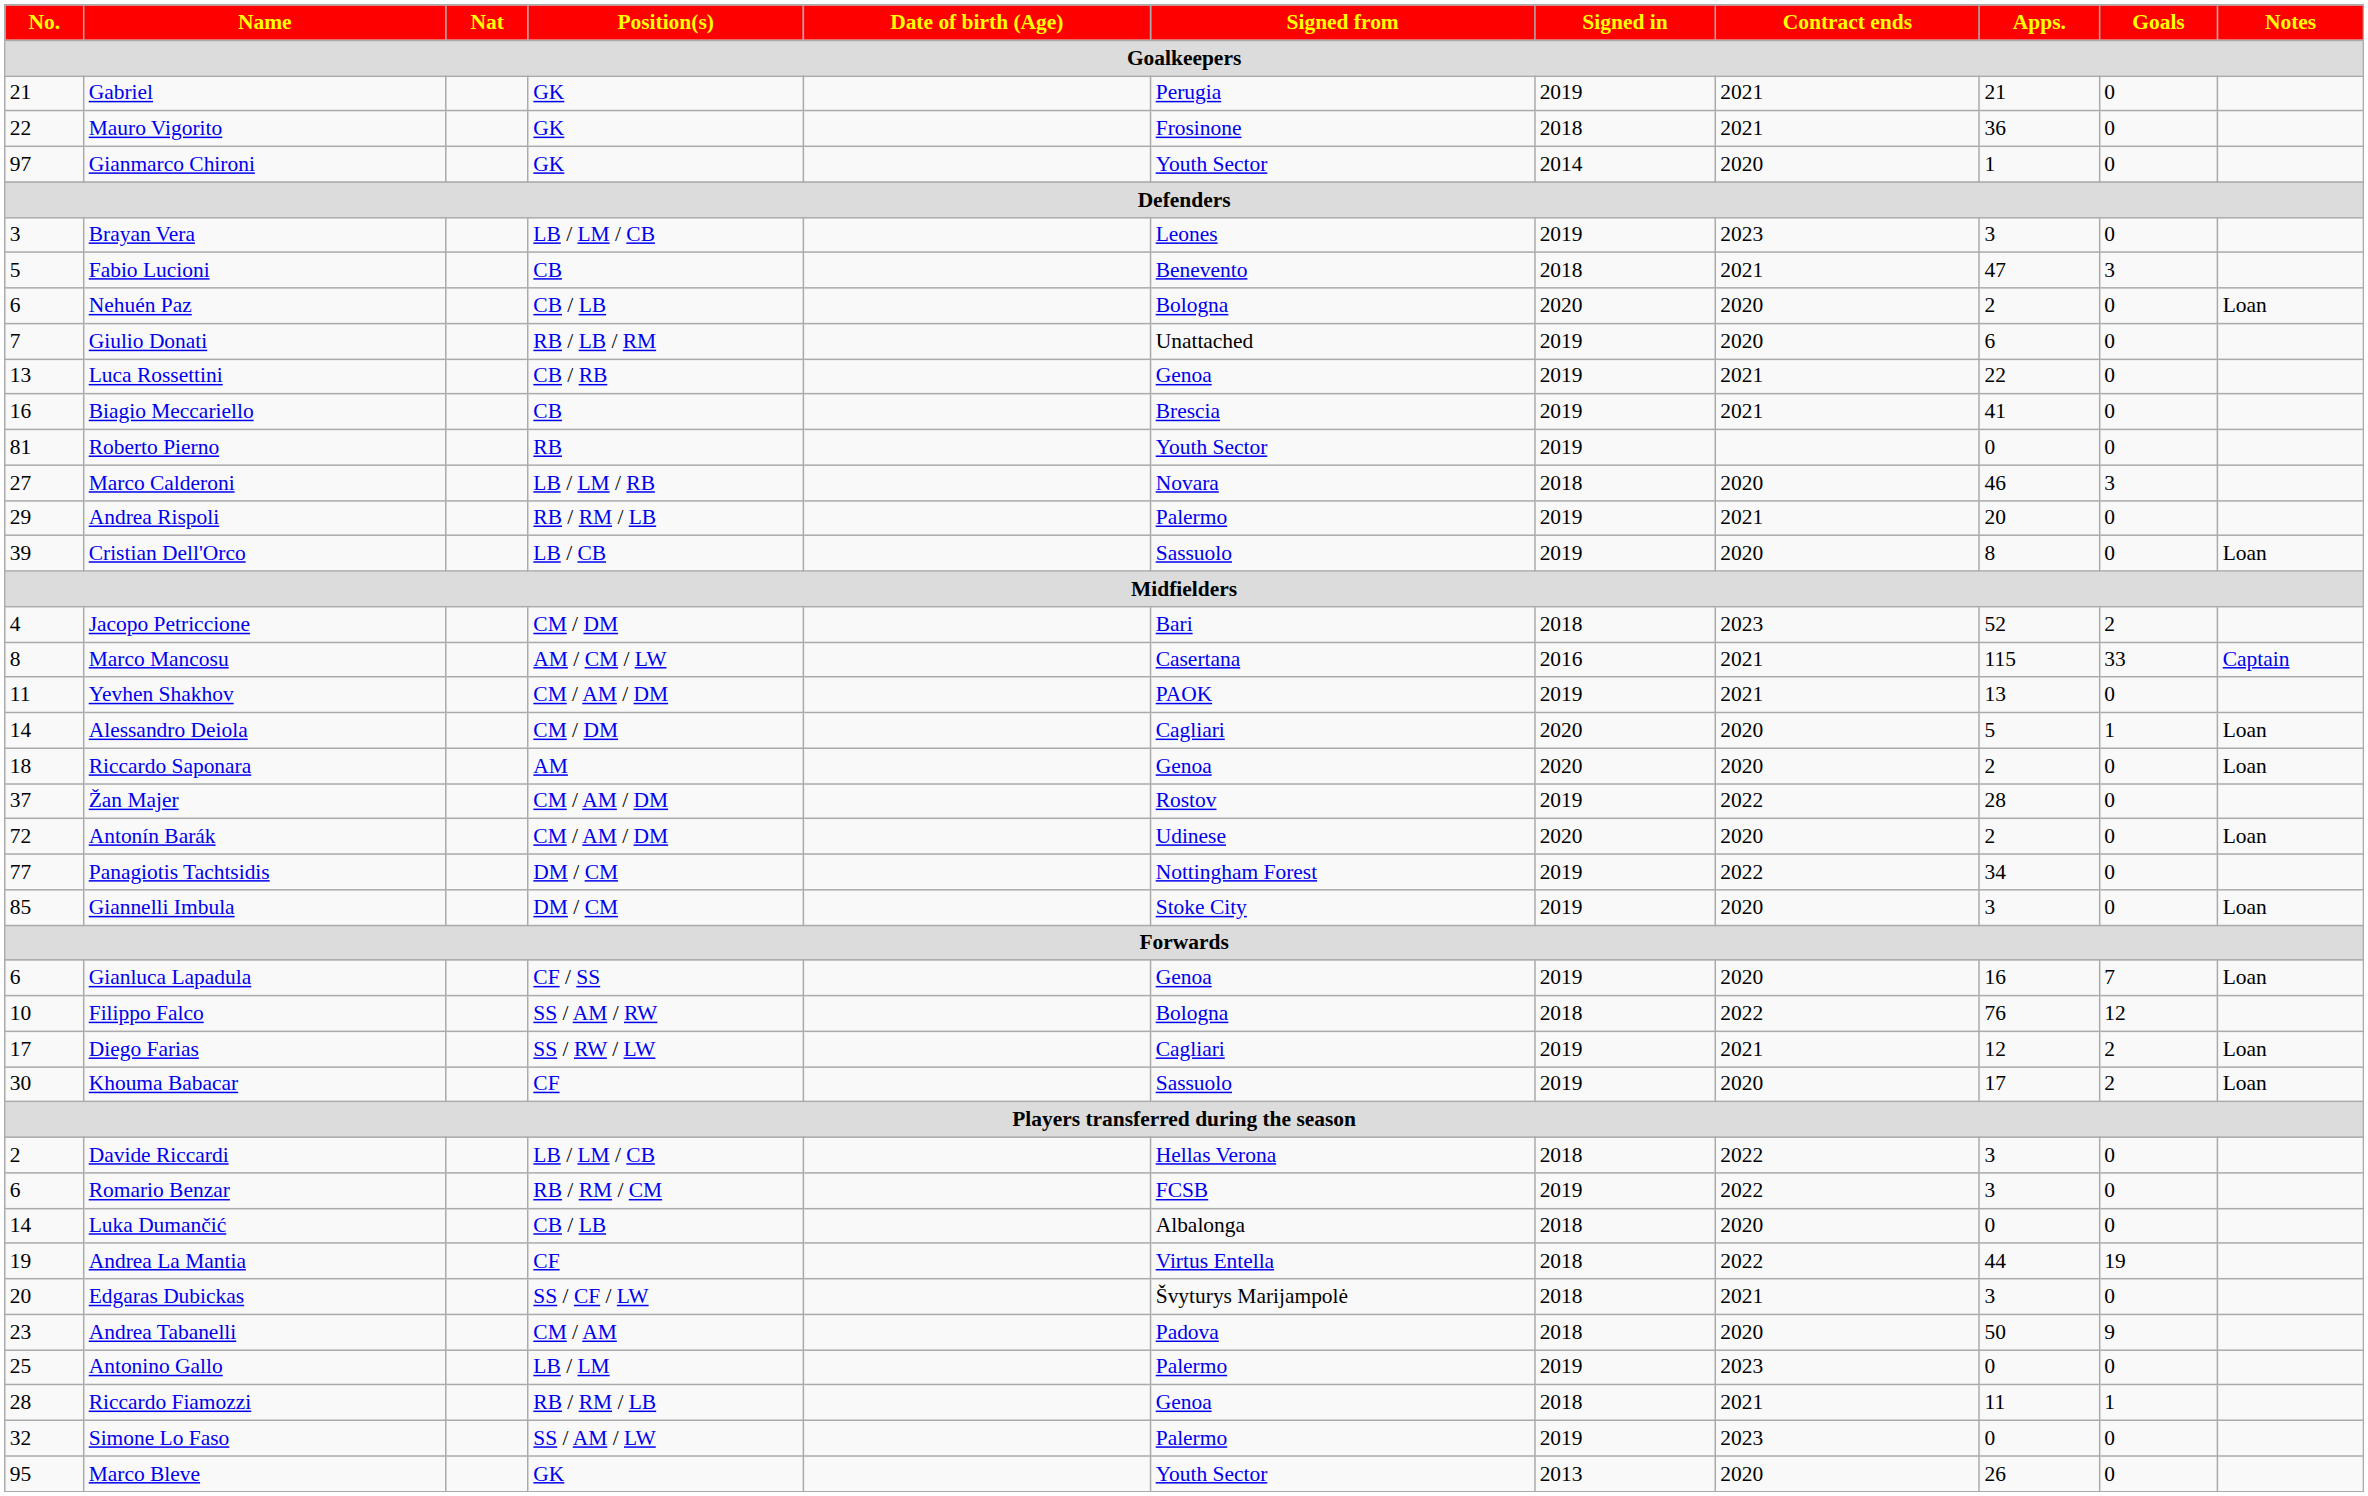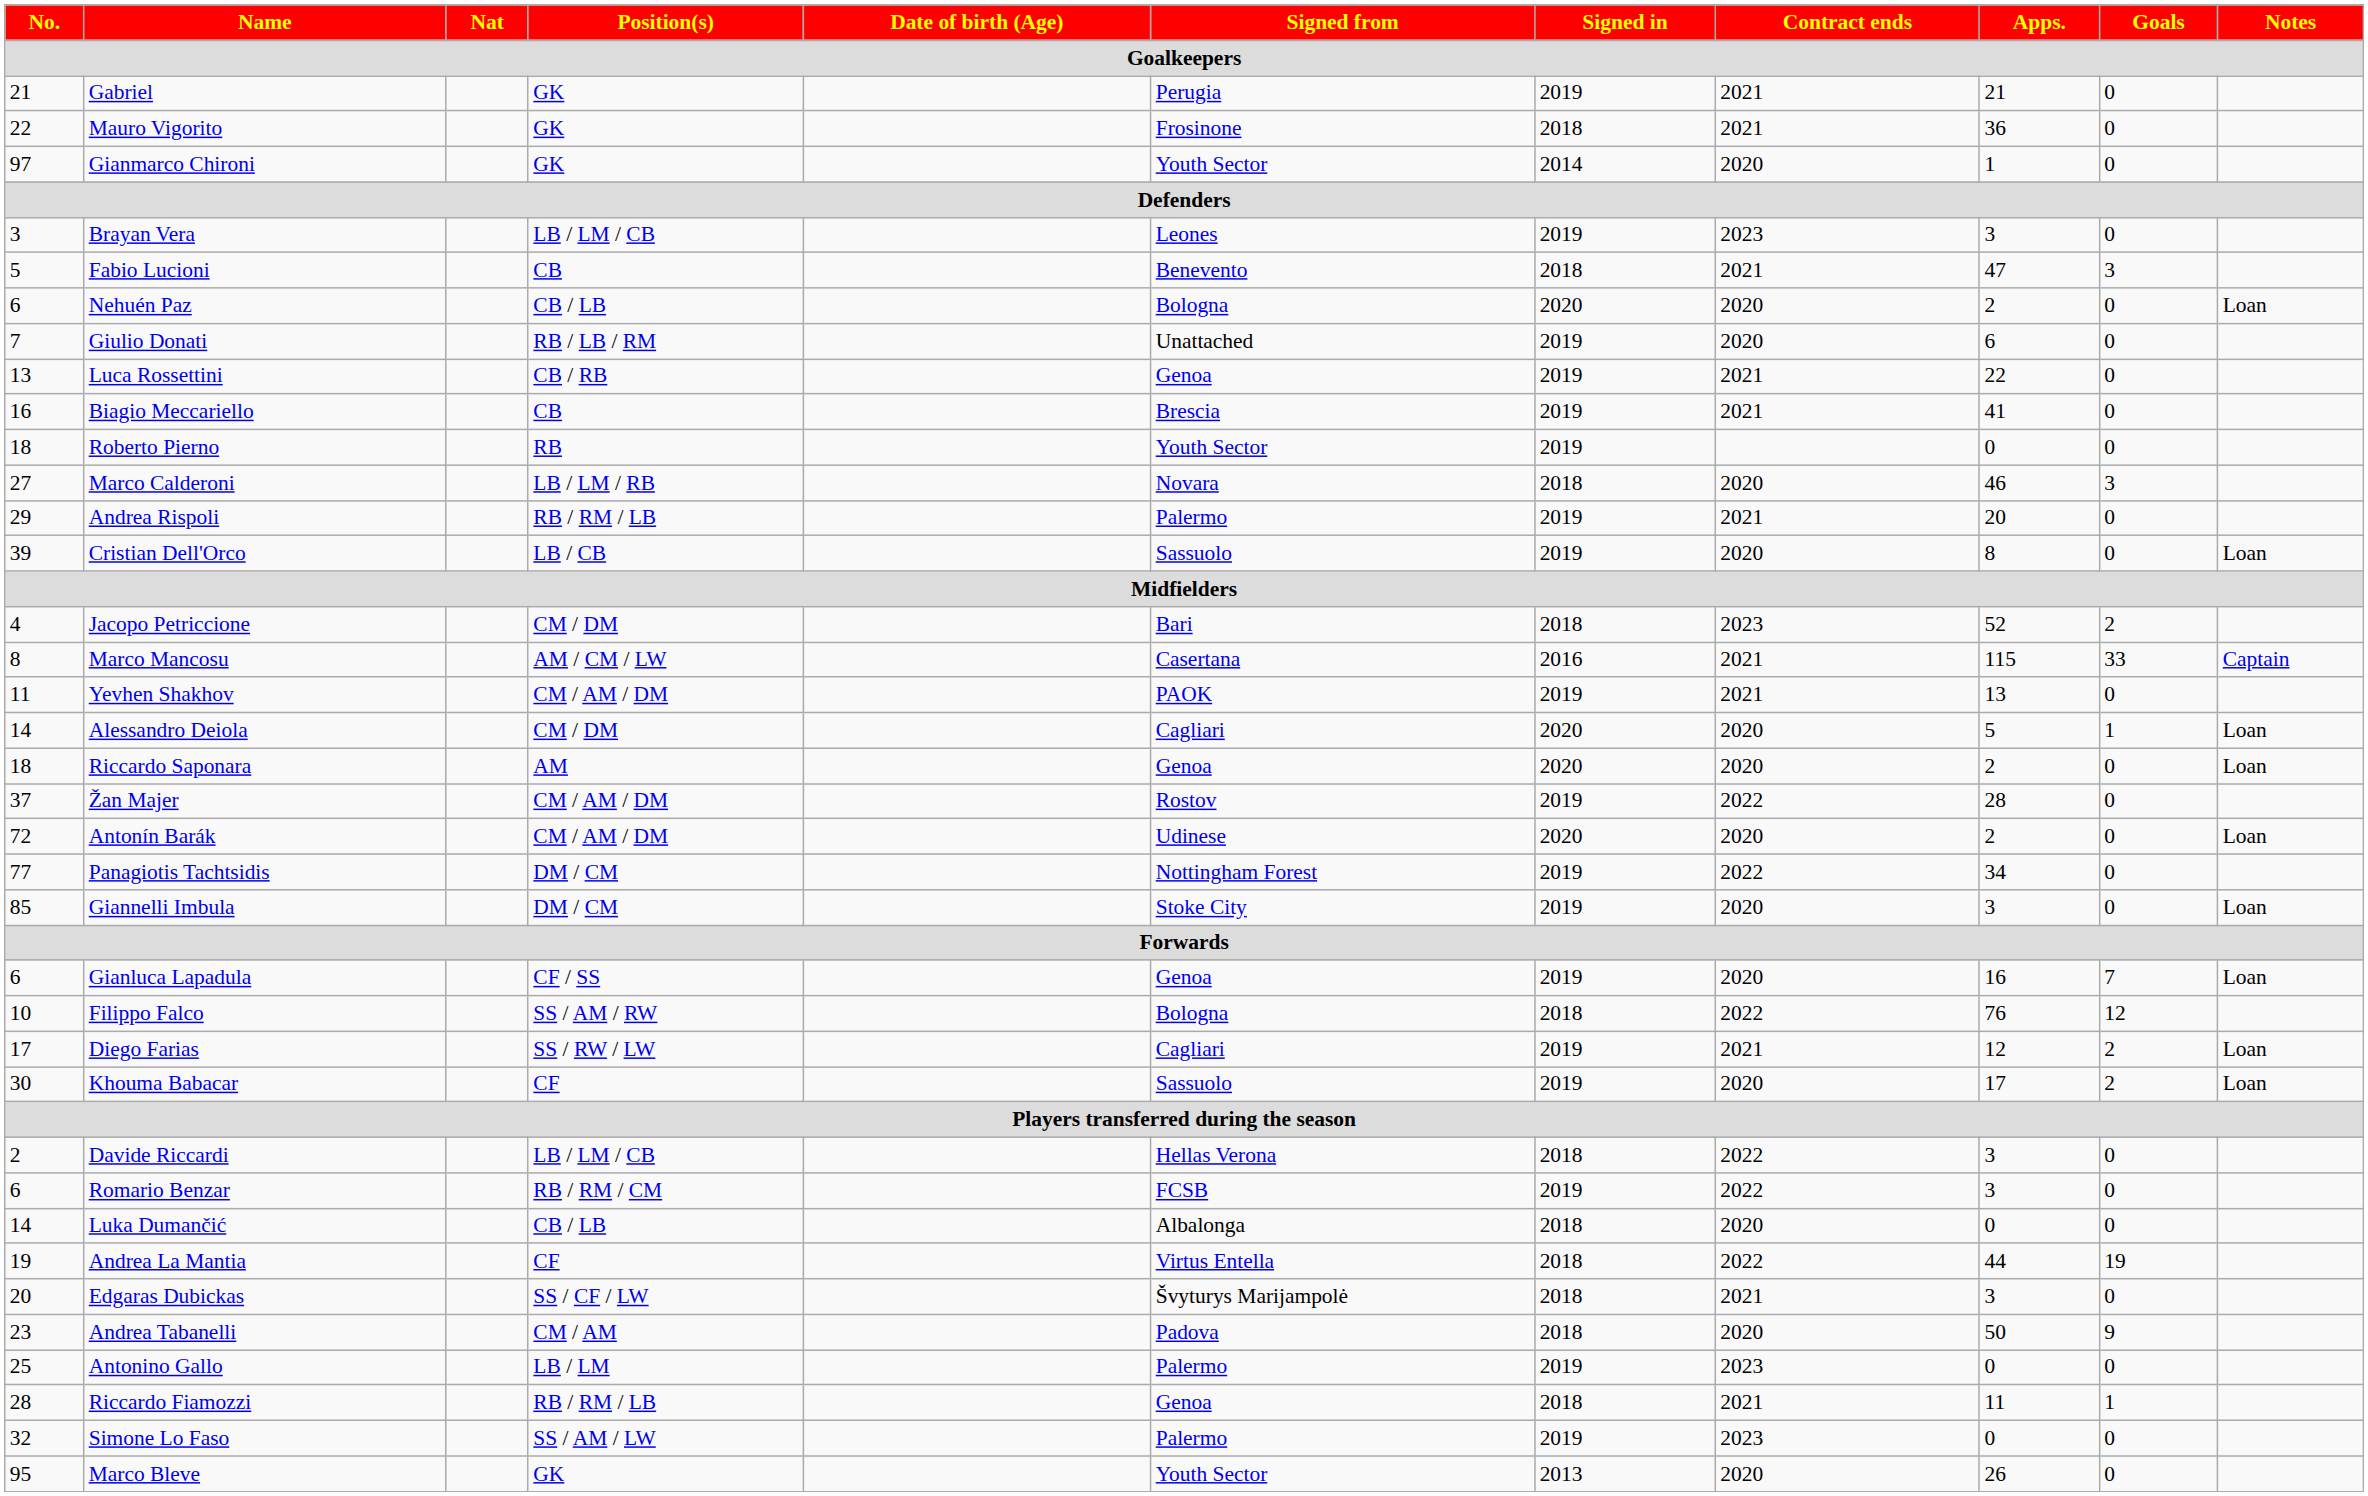(20, 447) 81 -> (20, 447) 18
